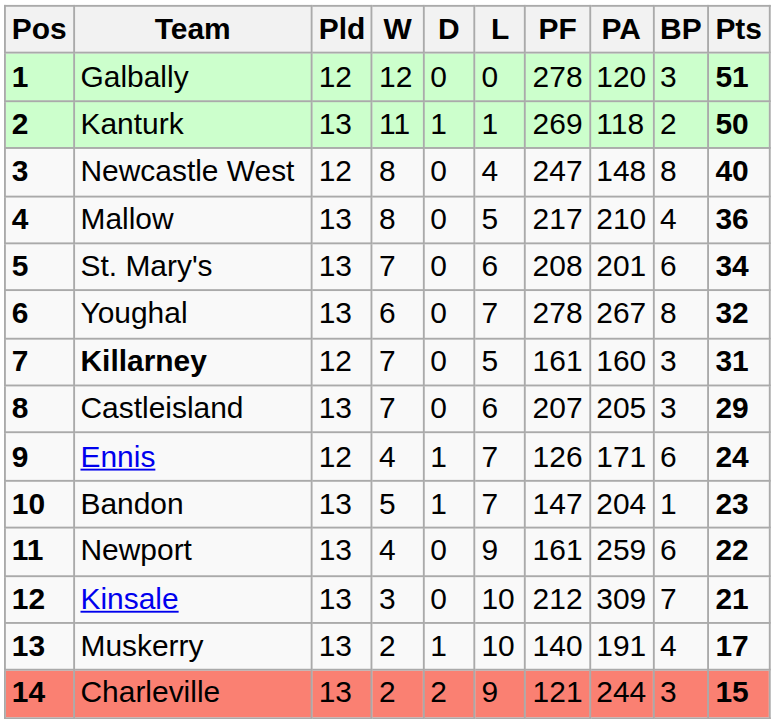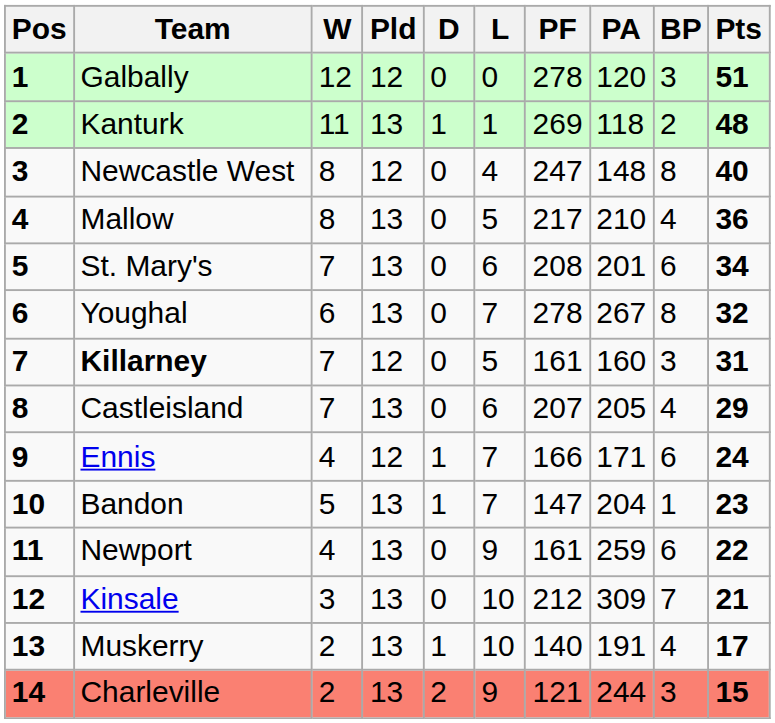columns swapped: (342, 29) <-> (398, 29)
(732, 124) 50 -> (732, 124) 48
(668, 408) 3 -> (668, 408) 4
(558, 456) 126 -> (558, 456) 166
